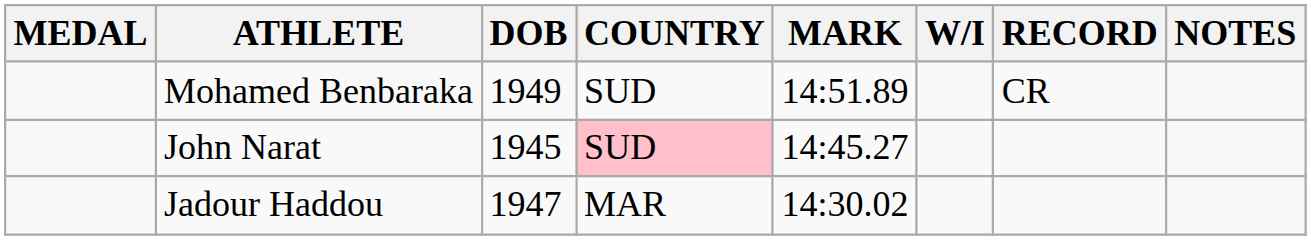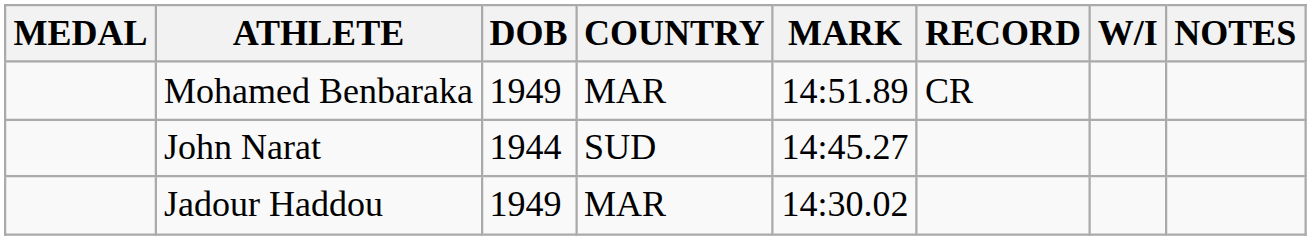columns swapped: (955, 33) <-> (1080, 33)
(620, 90) SUD -> (625, 90) MAR
(526, 147) 1945 -> (526, 147) 1944
(620, 147) pink background -> (620, 147) no background
(526, 204) 1947 -> (526, 204) 1949
